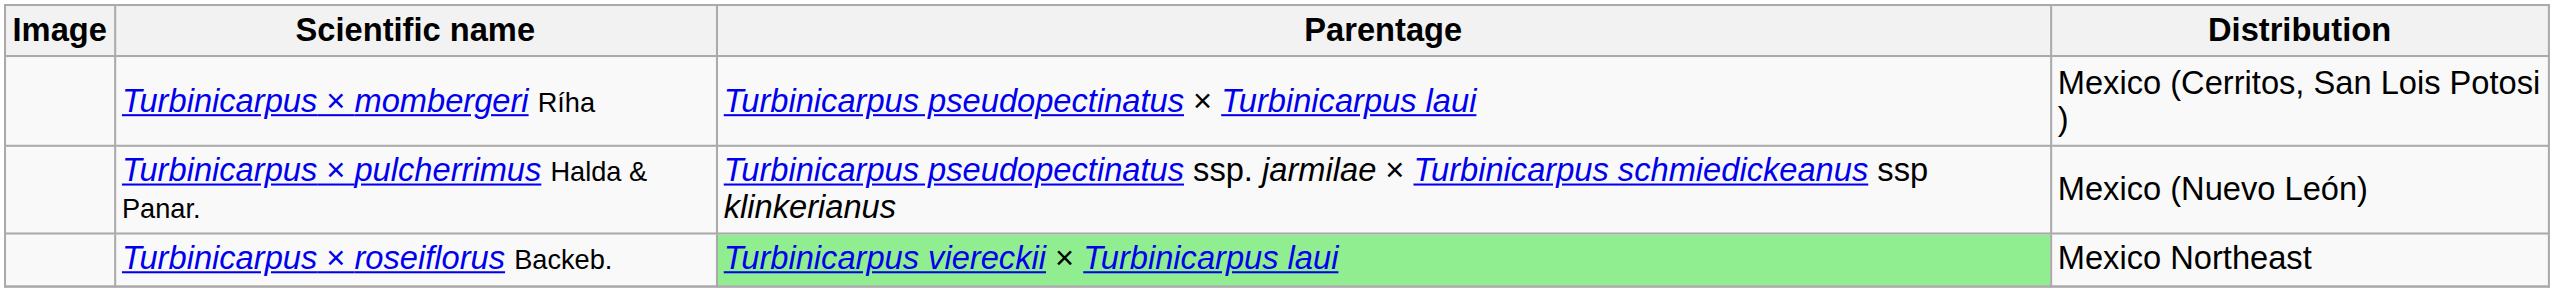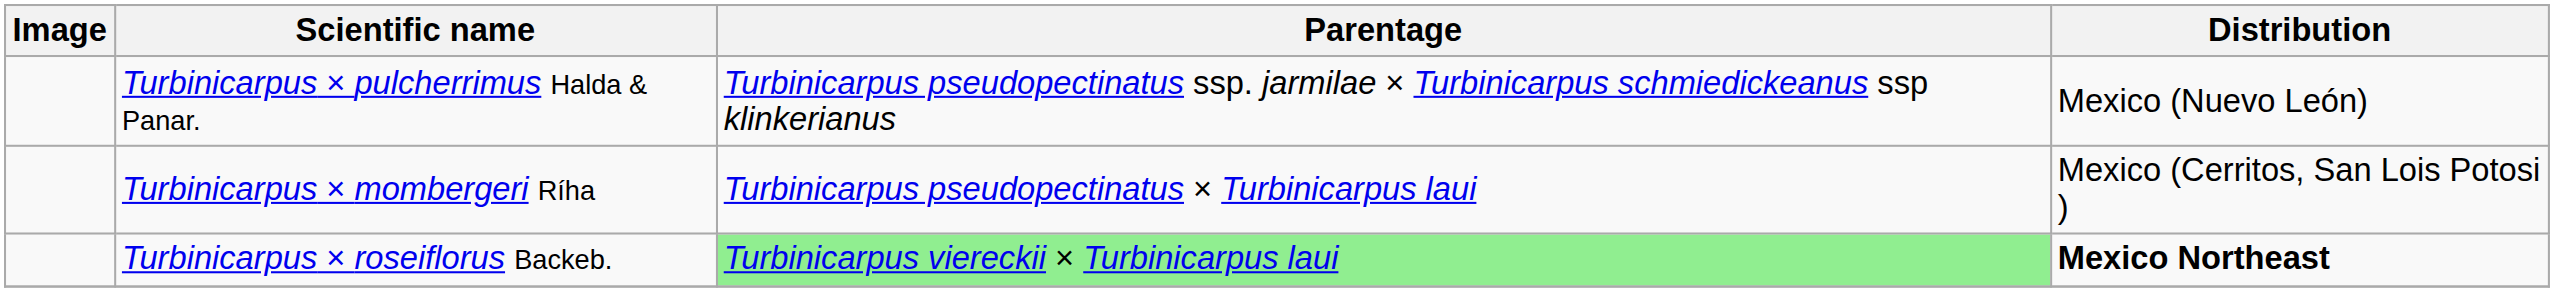rows swapped: (359, 100) <-> (385, 188)
(2185, 259) normal -> (2194, 259) bold
